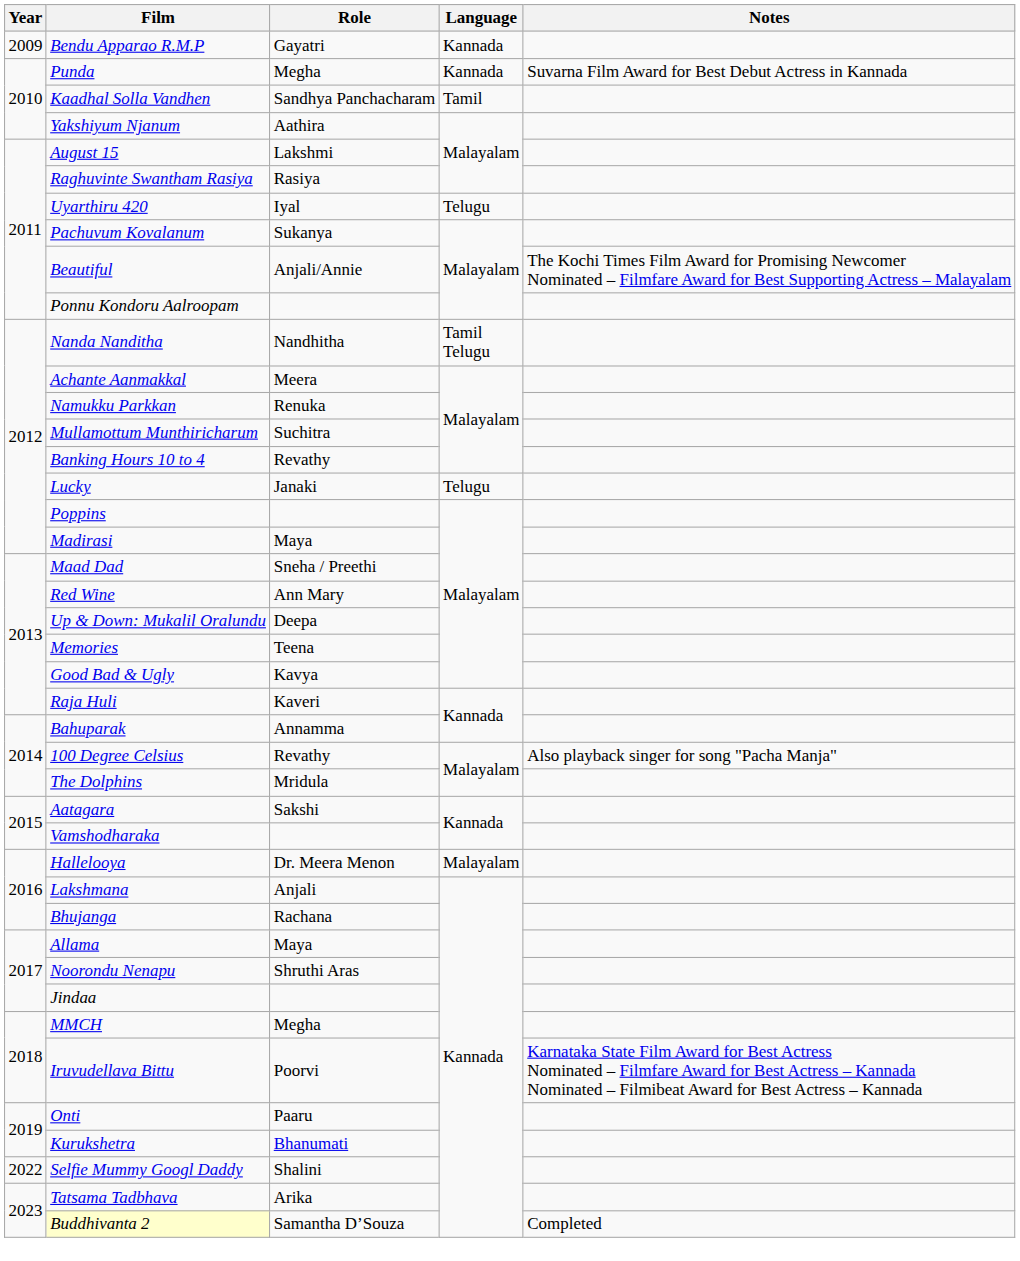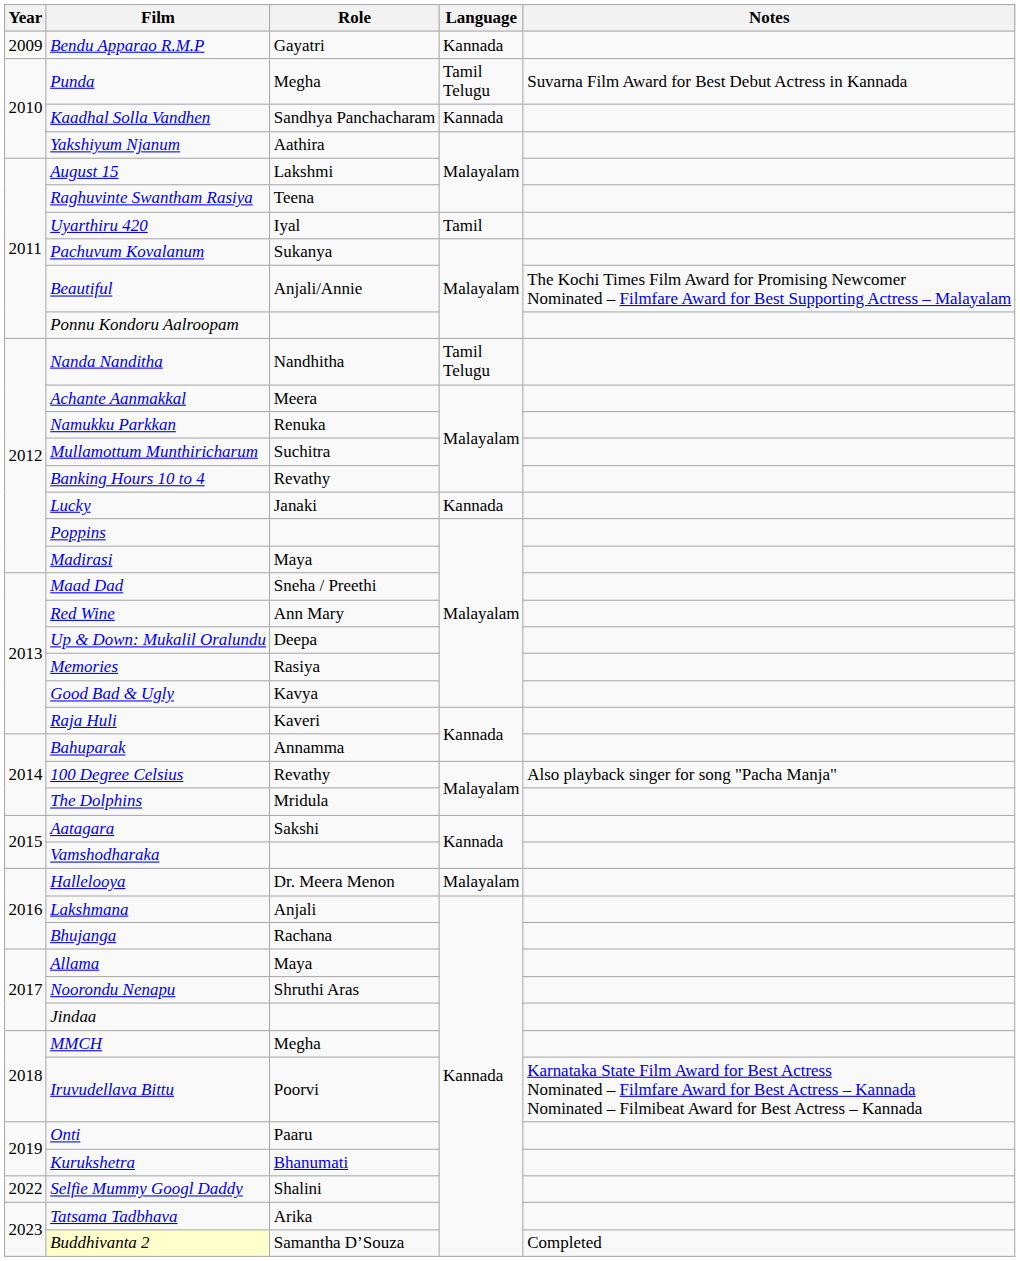(473, 71) Kannada -> (467, 81) Tamil Telugu
(463, 98) Tamil -> (473, 117) Kannada
(297, 179) Rasiya -> (294, 198) Teena
(467, 206) Telugu -> (463, 225) Tamil
(467, 486) Telugu -> (473, 505) Kannada
(294, 647) Teena -> (297, 666) Rasiya
